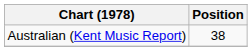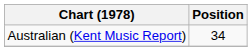(218, 35) 38 -> (218, 35) 34
